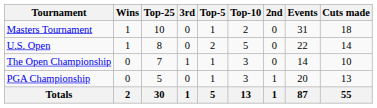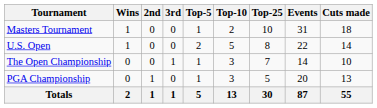columns swapped: (274, 12) <-> (159, 12)
